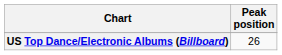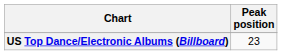(254, 41) 26 -> (254, 41) 23
